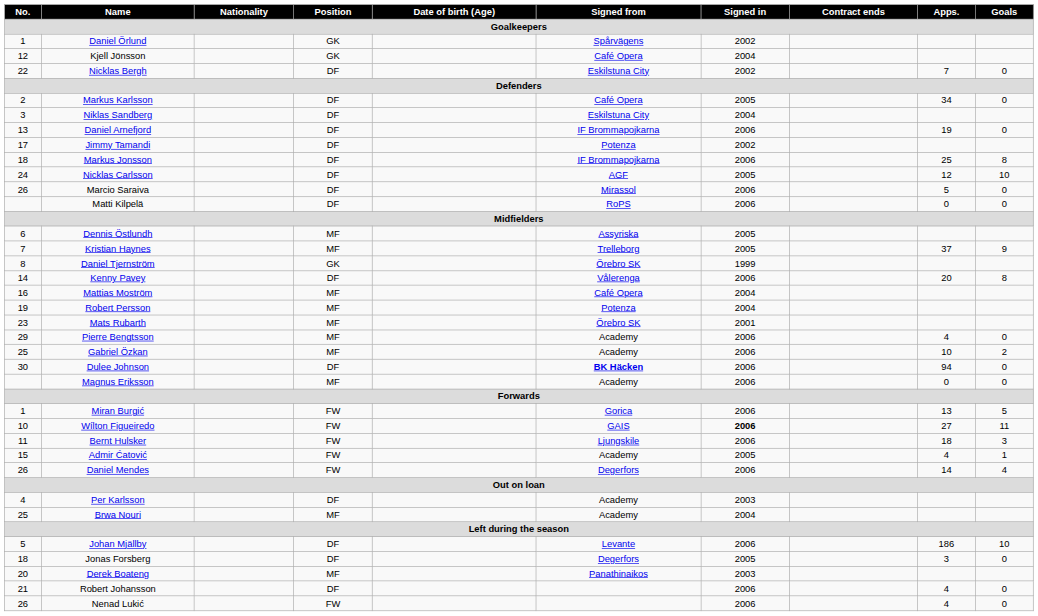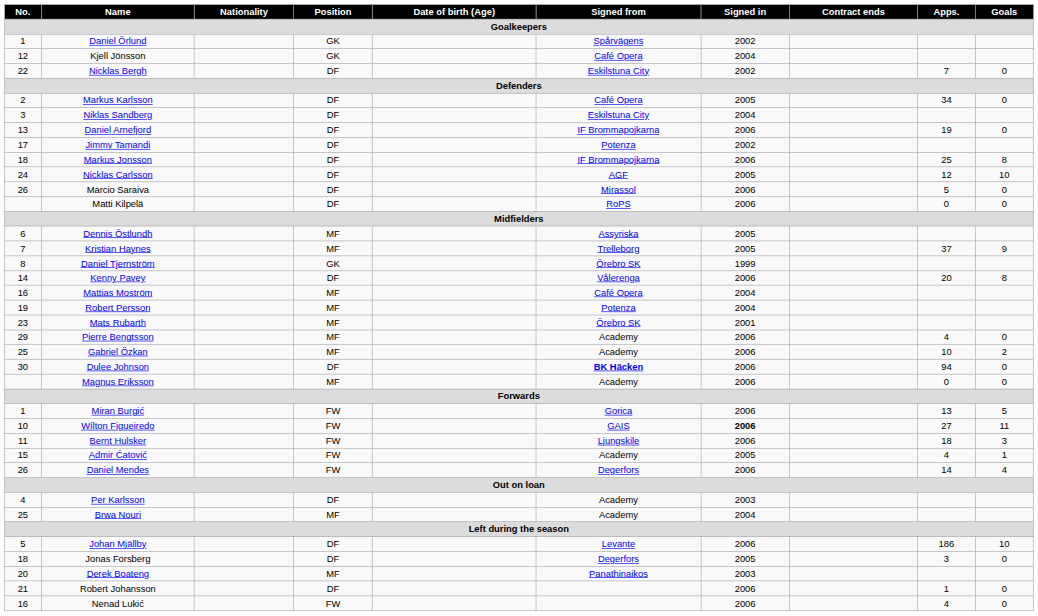(946, 589) 4 -> (946, 589) 1
(23, 604) 26 -> (23, 604) 16
